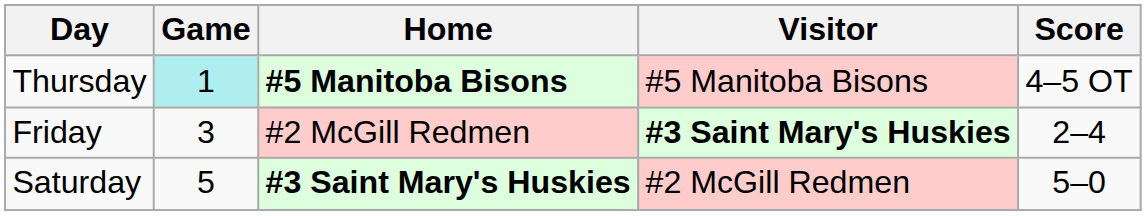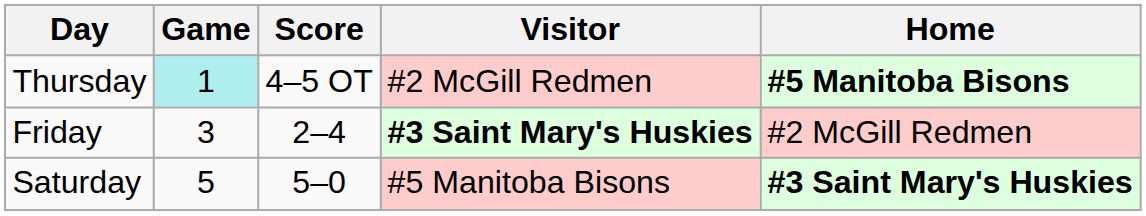columns swapped: (448, 30) <-> (1079, 30)
(787, 81) #5 Manitoba Bisons -> (520, 81) #2 McGill Redmen
(778, 183) #2 McGill Redmen -> (529, 183) #5 Manitoba Bisons
